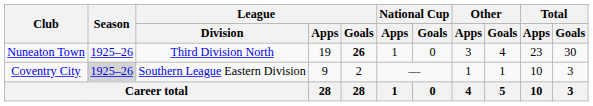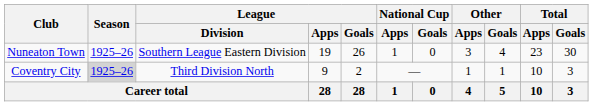(222, 52) Third Division North -> (222, 52) Southern League Eastern Division
(359, 52) bold -> (359, 52) normal
(222, 71) Southern League Eastern Division -> (222, 71) Third Division North
